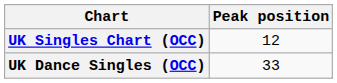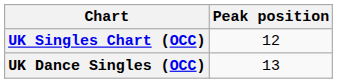(271, 65) 33 -> (271, 65) 13
